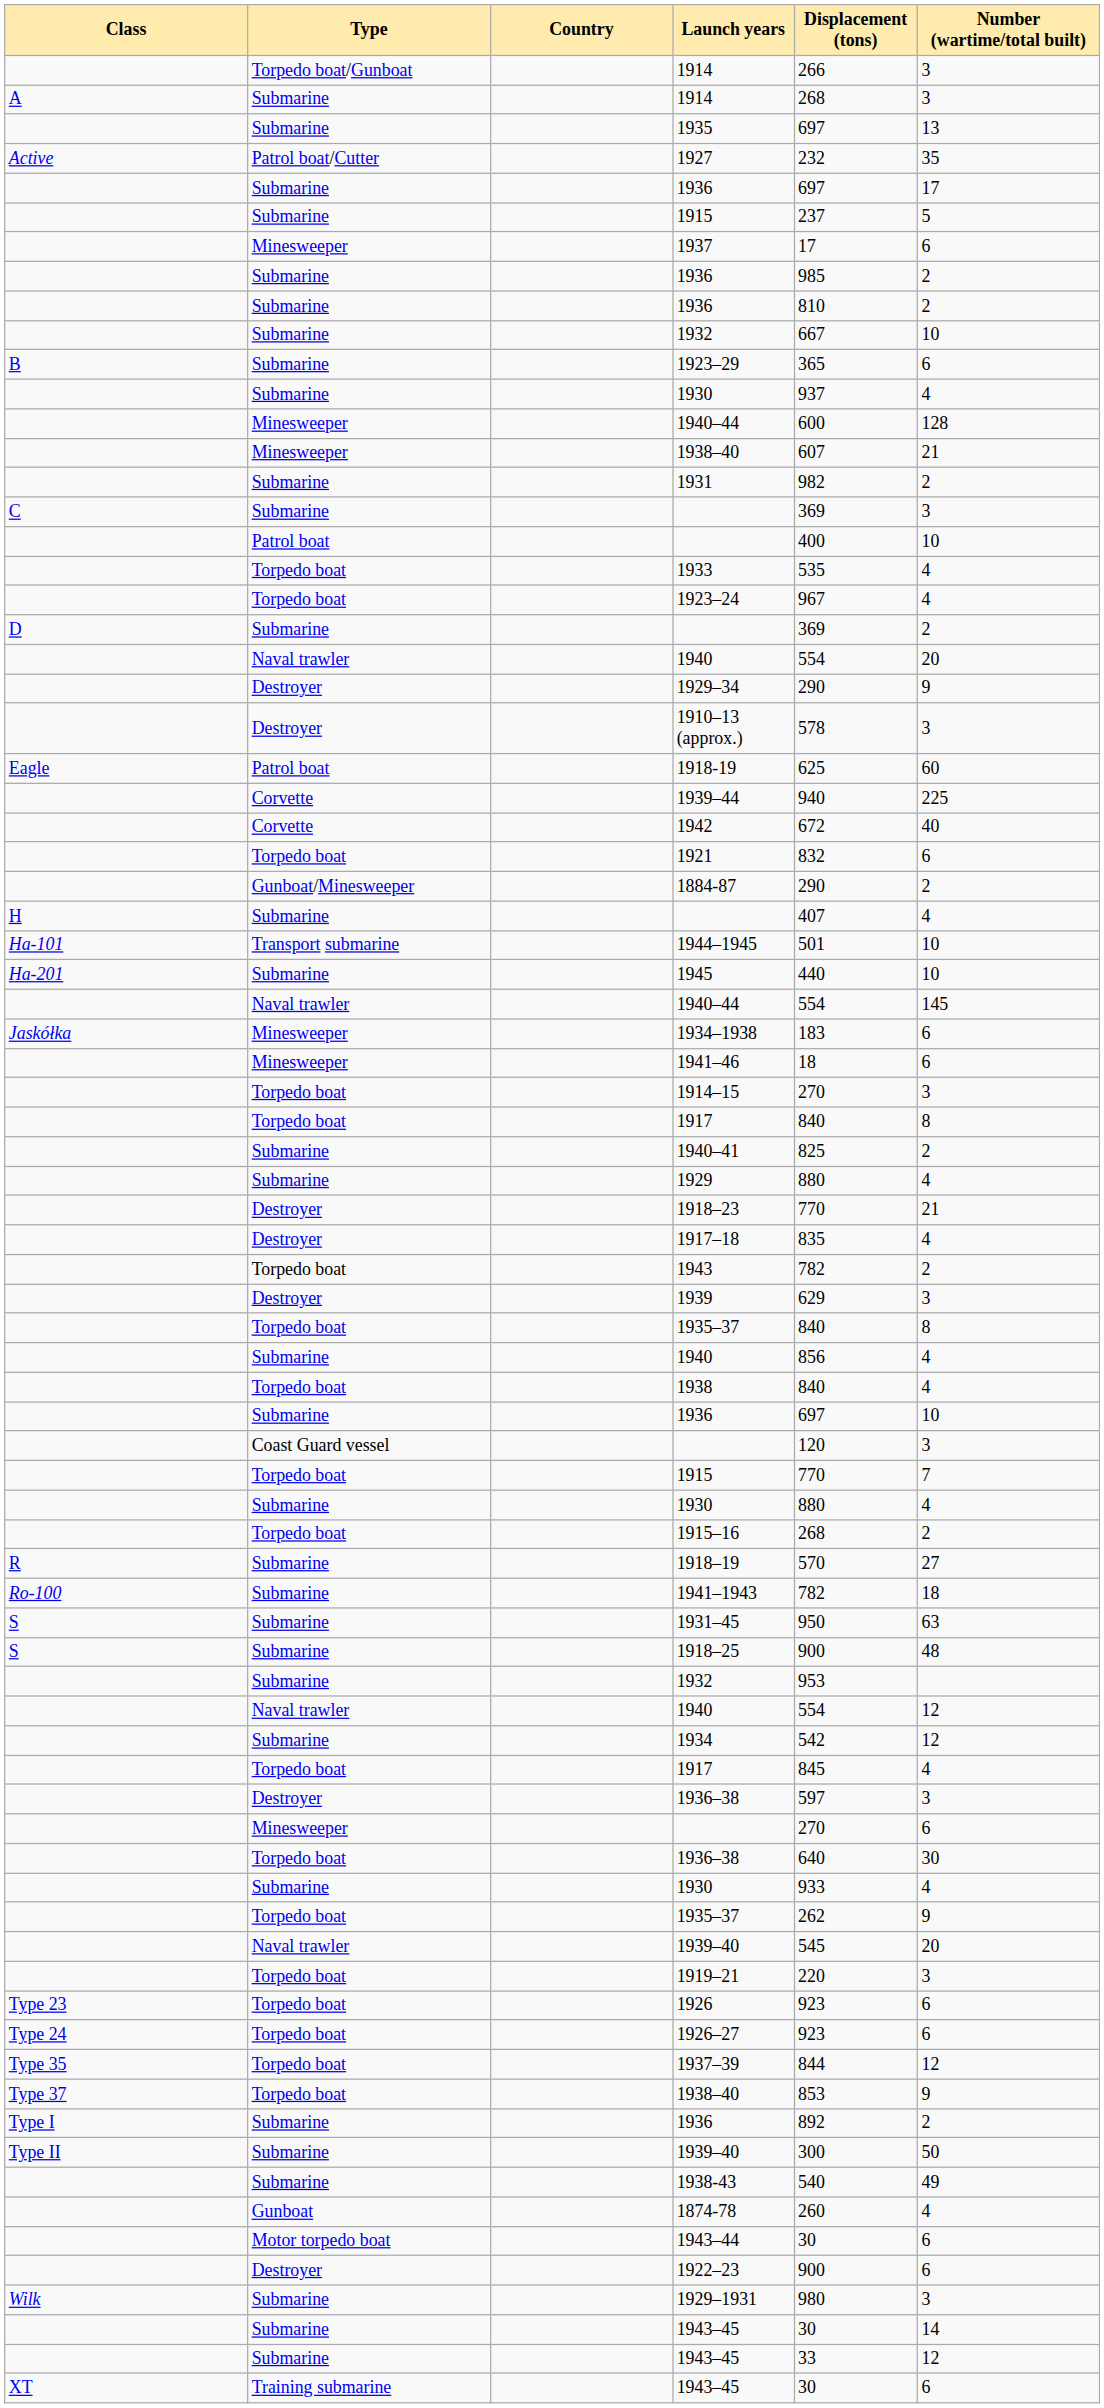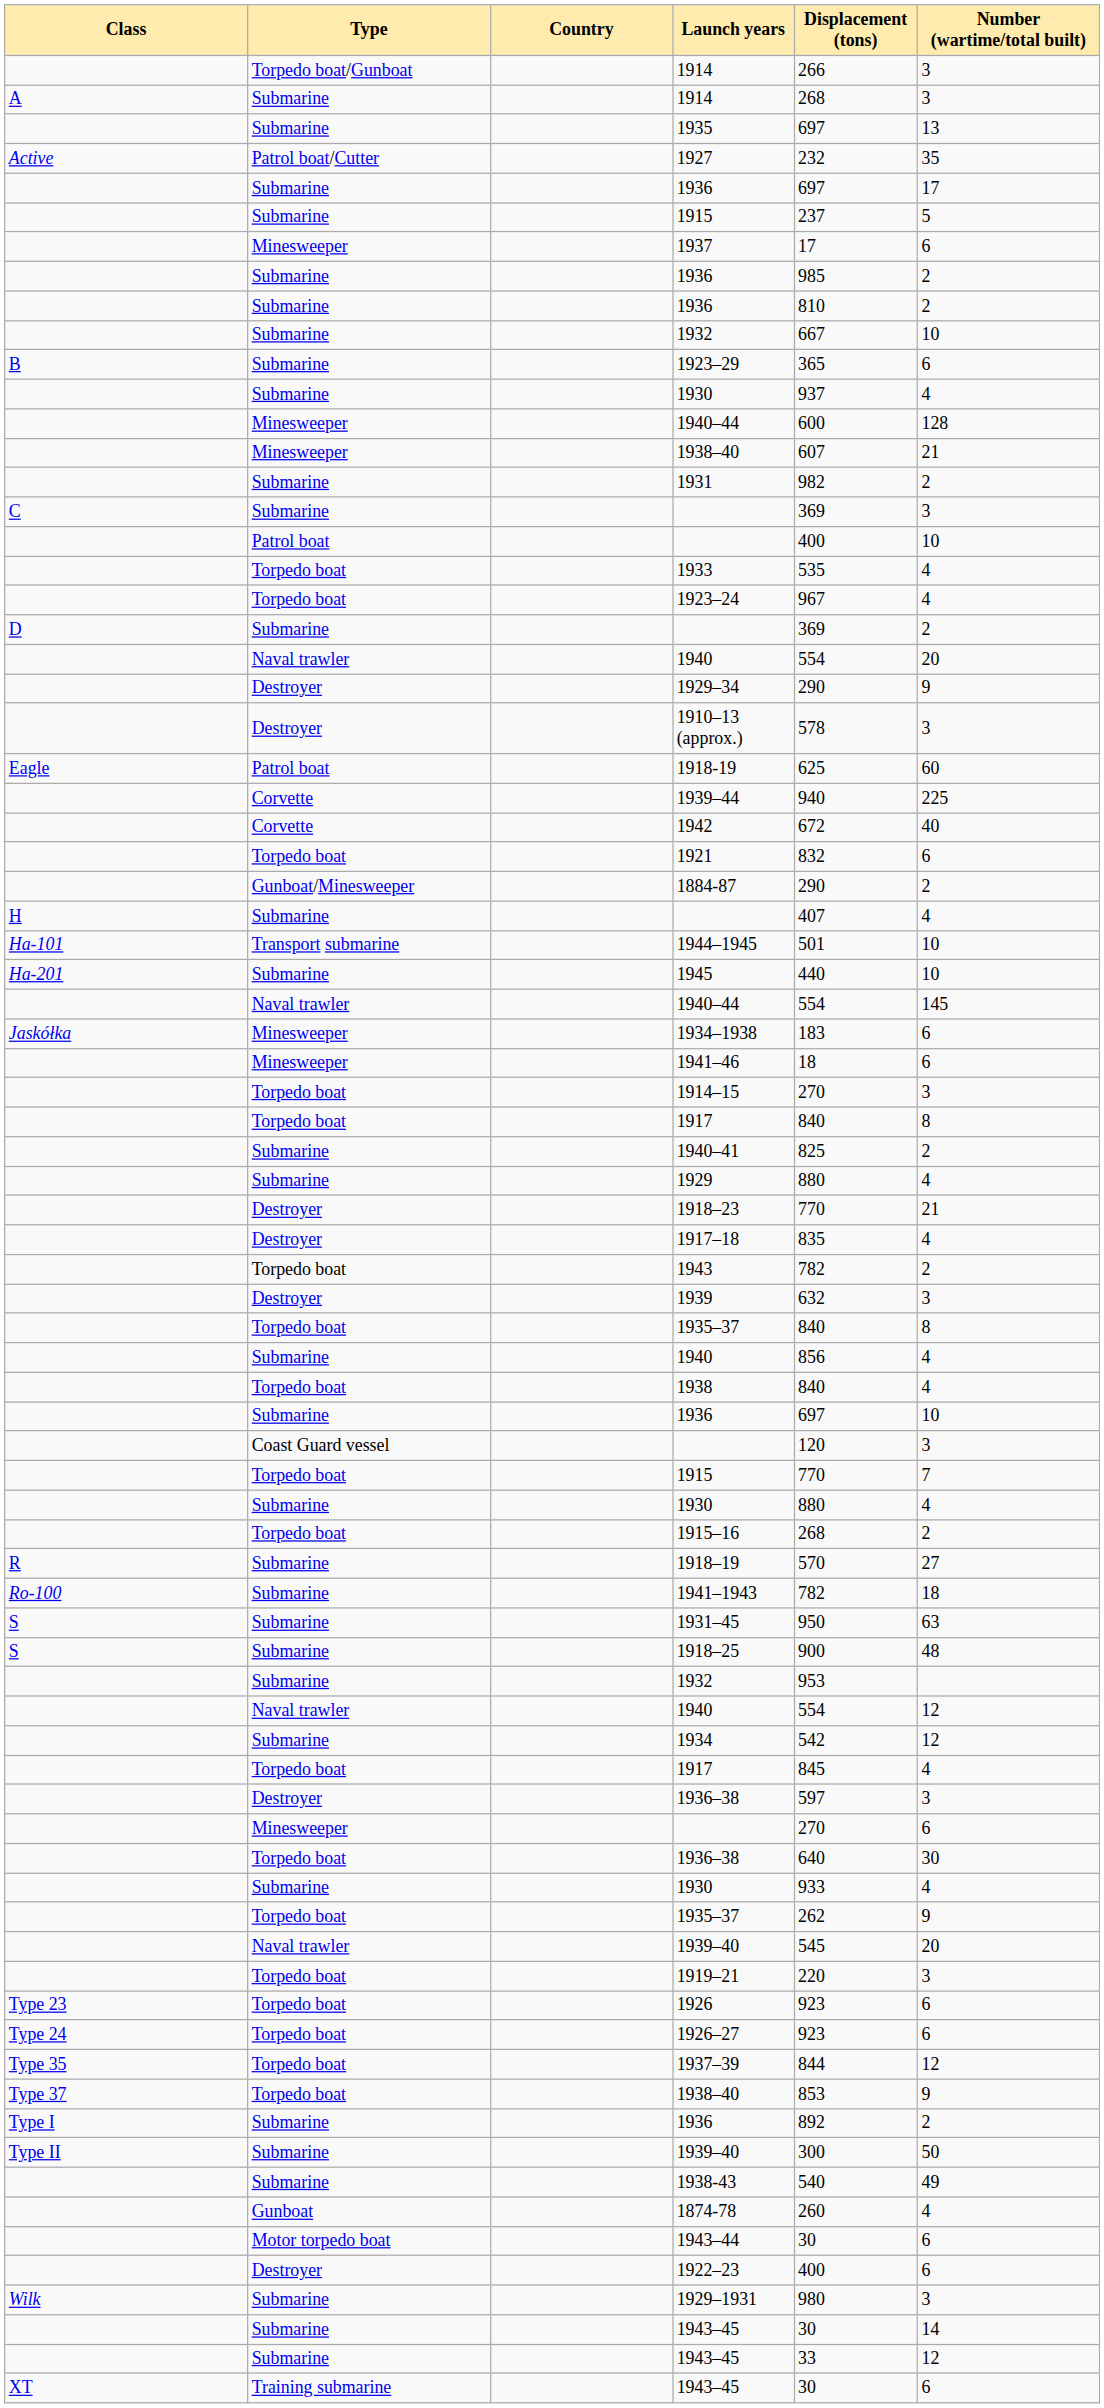(811, 1298) 629 -> (811, 1298) 632
(811, 2270) 900 -> (811, 2270) 400
